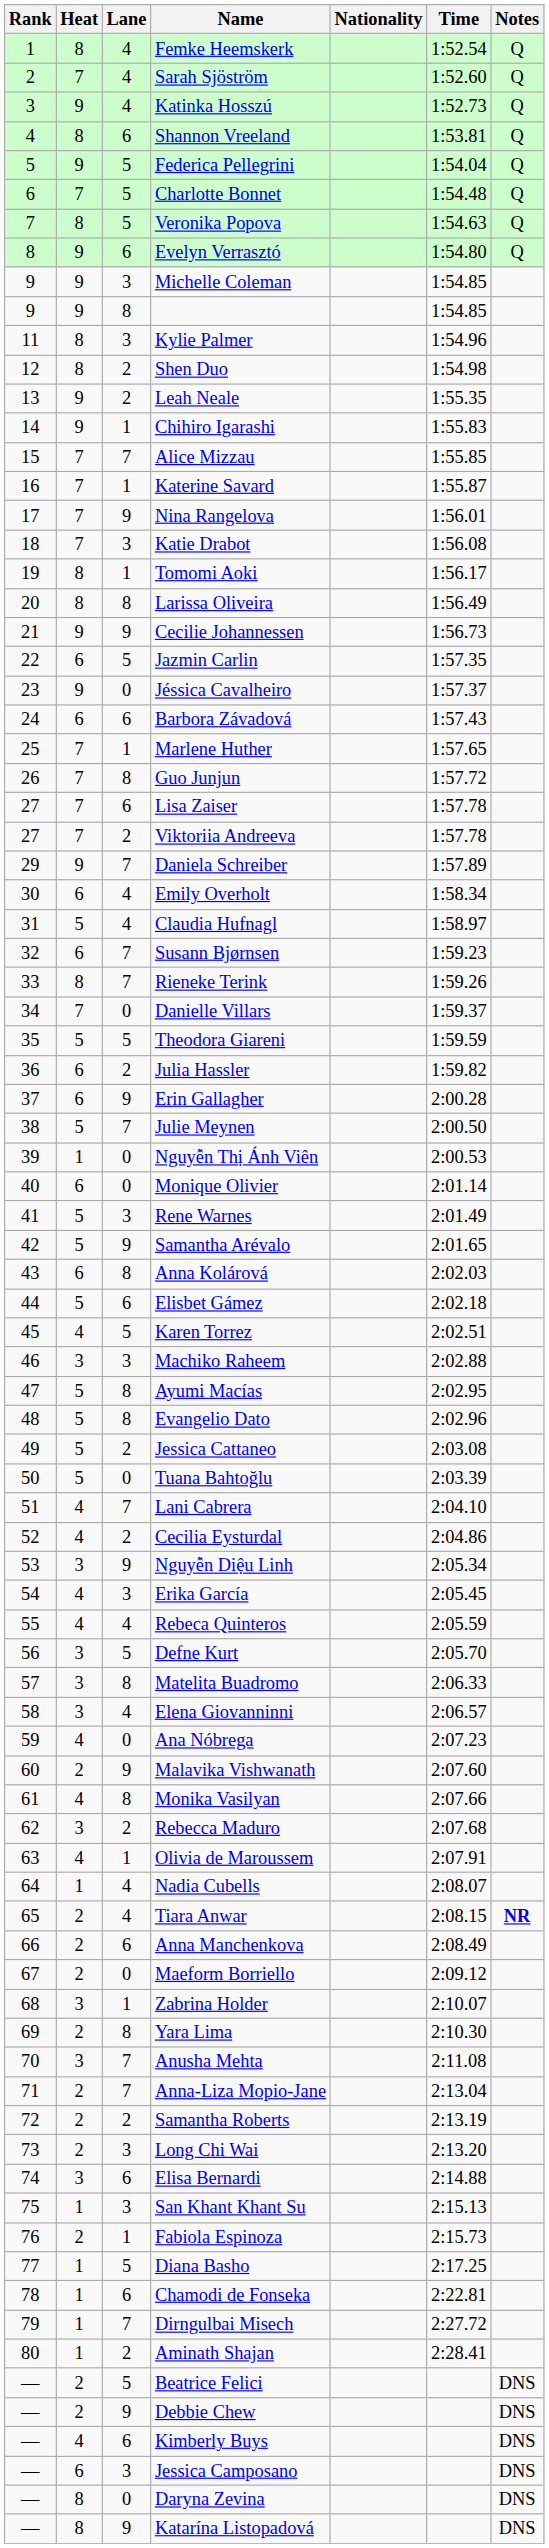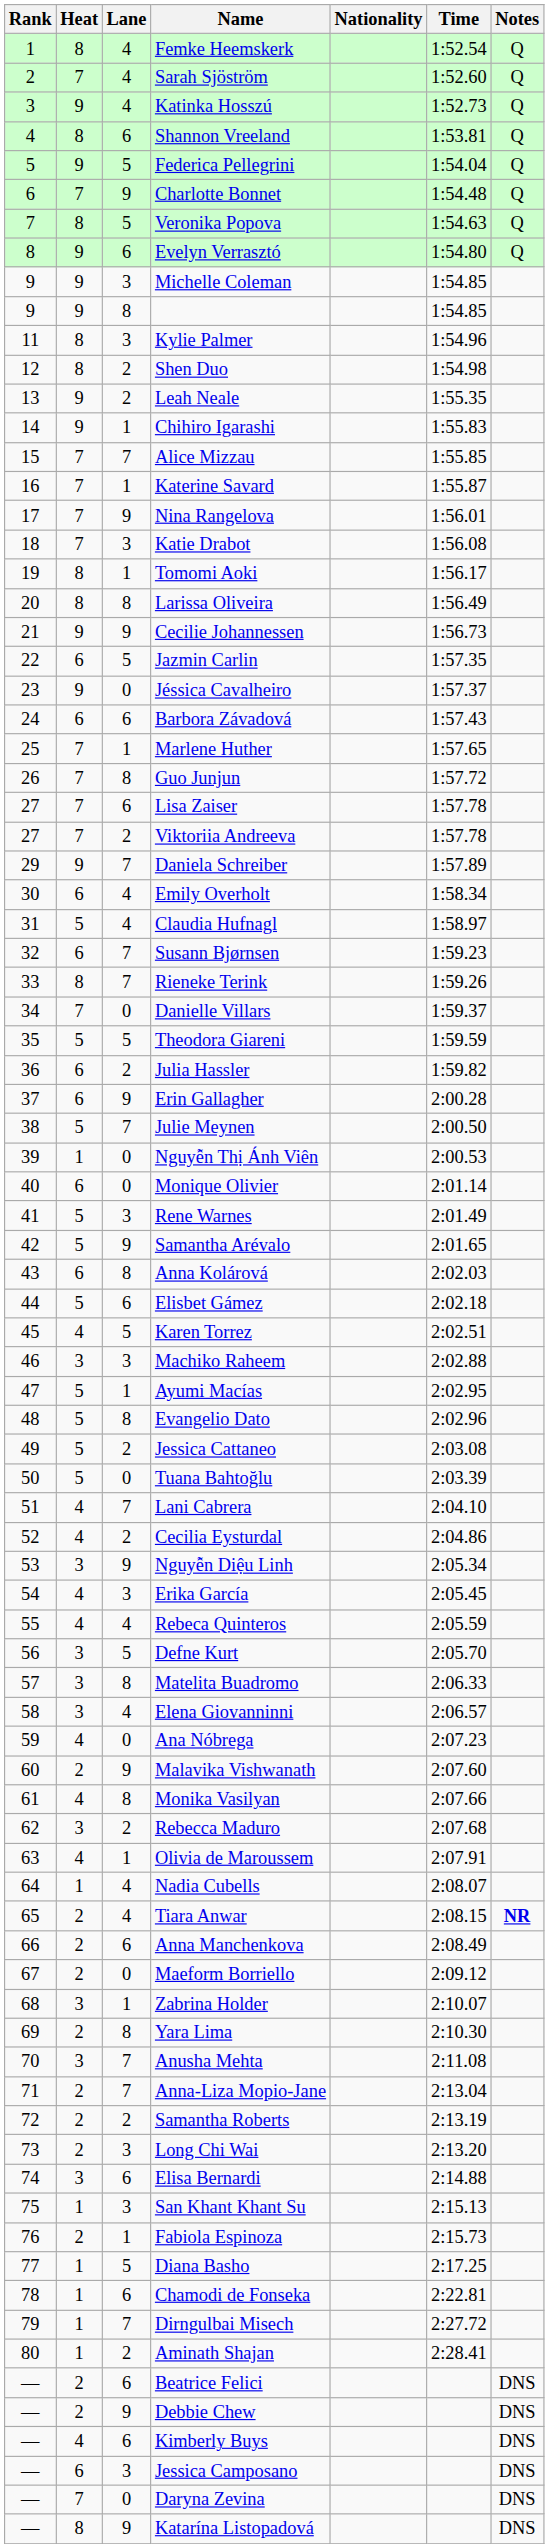(126, 194) 5 -> (126, 194) 9
(126, 1390) 8 -> (126, 1390) 1
(126, 2382) 5 -> (126, 2382) 6
(79, 2499) 8 -> (79, 2499) 7
